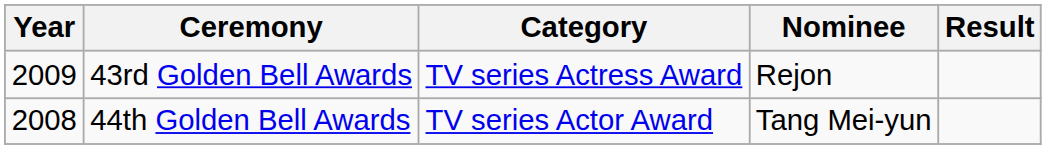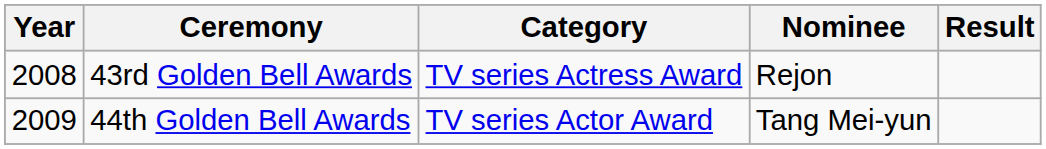(44, 74) 2009 -> (44, 74) 2008
(44, 120) 2008 -> (44, 120) 2009
